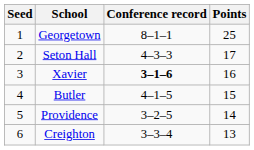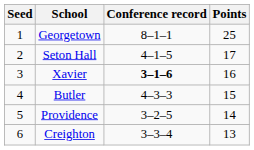(157, 54) 4–3–3 -> (157, 54) 4–1–5
(157, 94) 4–1–5 -> (157, 94) 4–3–3
